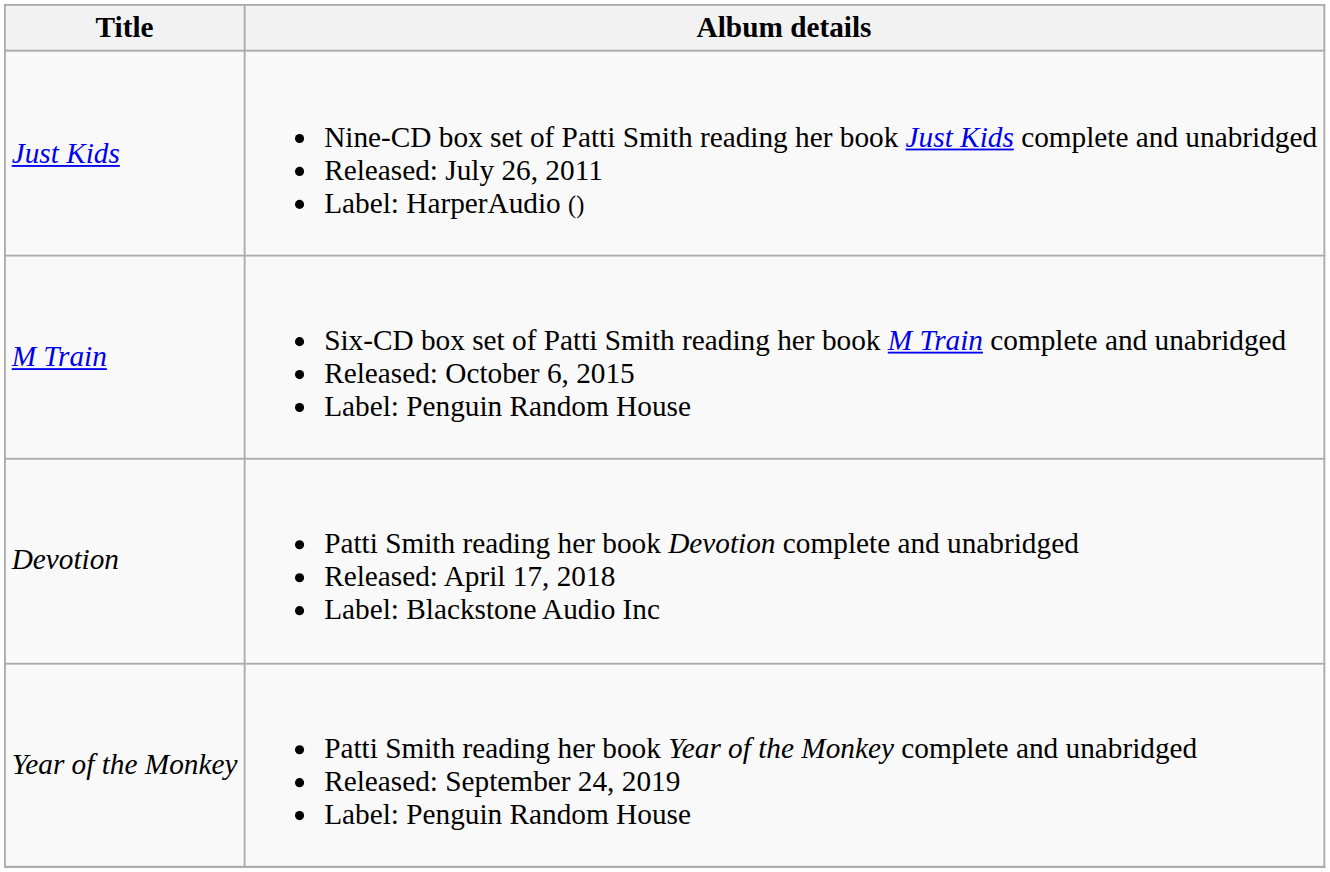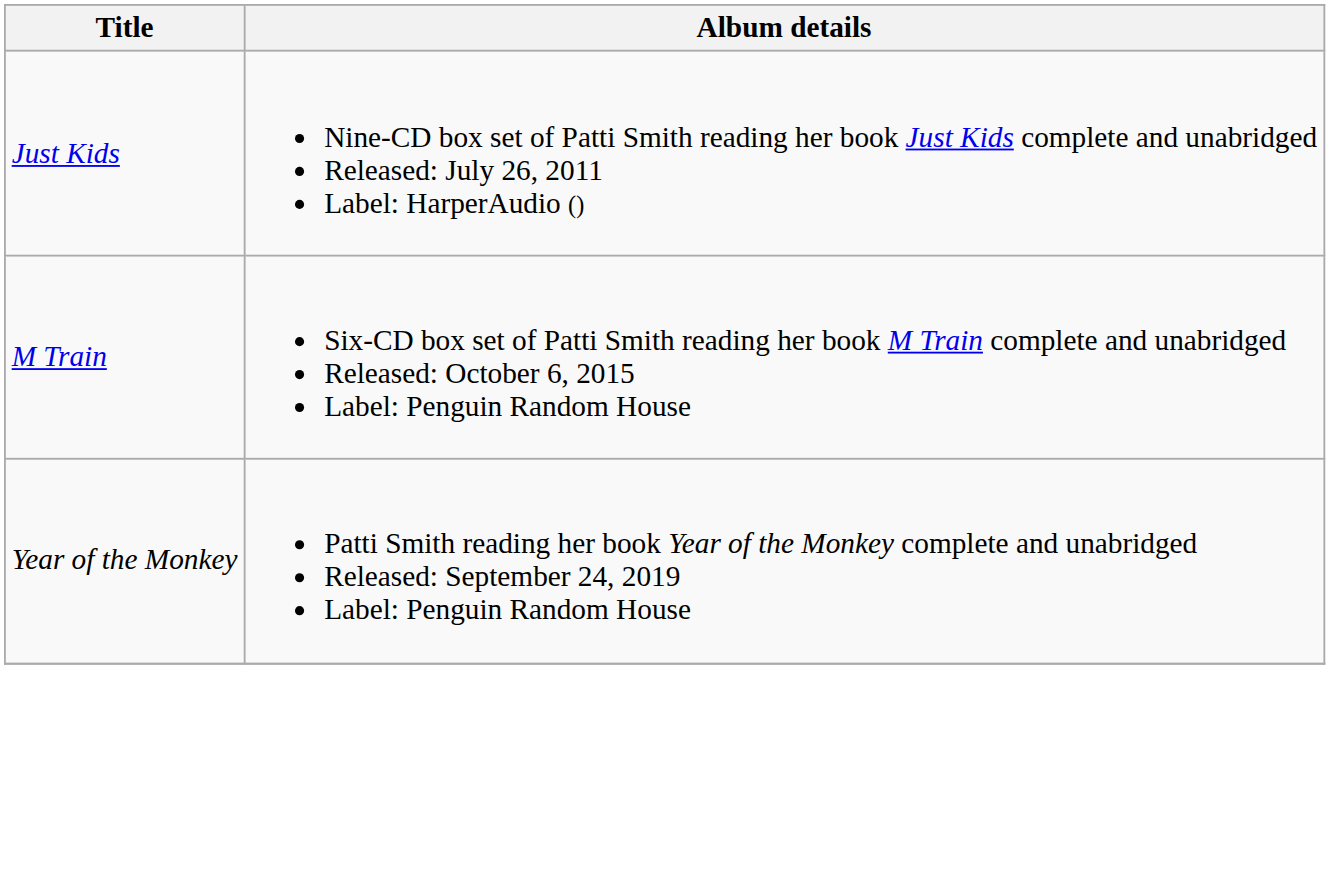- row: (65, 560)
